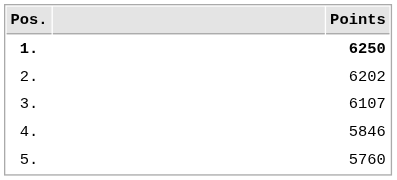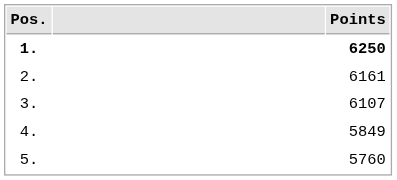(367, 77) 6202 -> (367, 77) 6161
(367, 132) 5846 -> (367, 132) 5849
